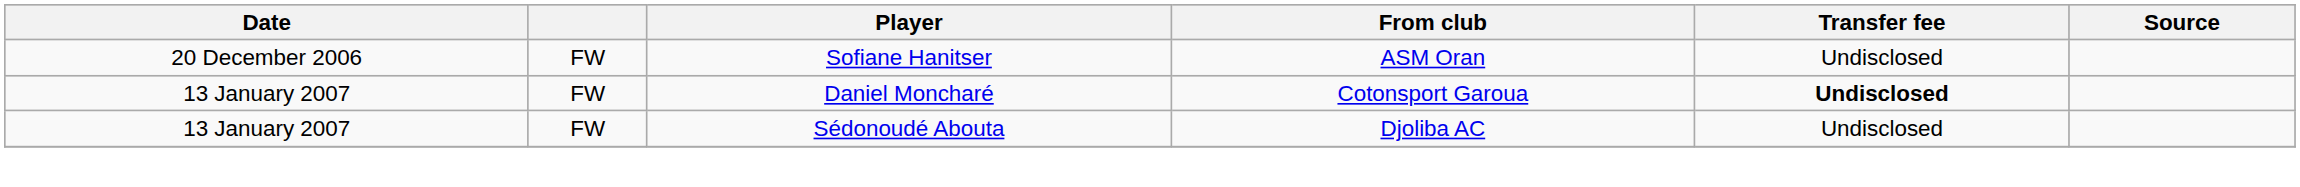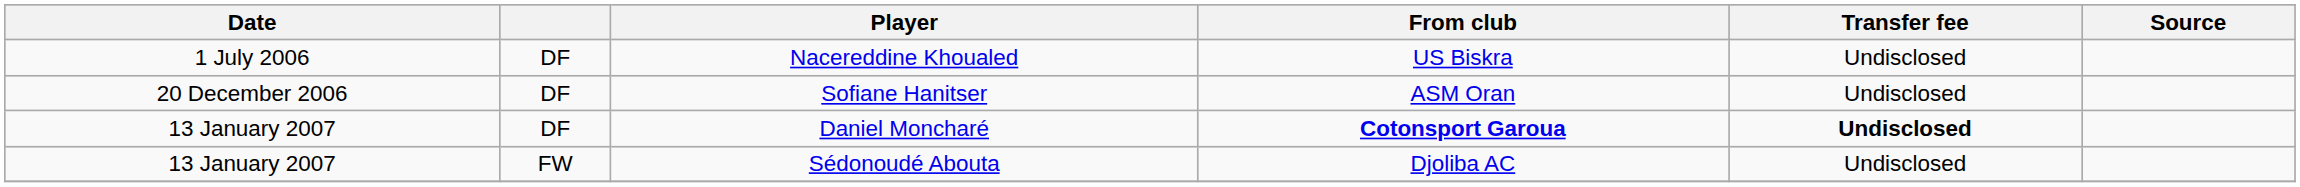+ row: (904, 57)
(588, 57) FW -> (555, 93) DF
(588, 93) FW -> (555, 128) DF
(1433, 93) normal -> (1463, 128) bold
